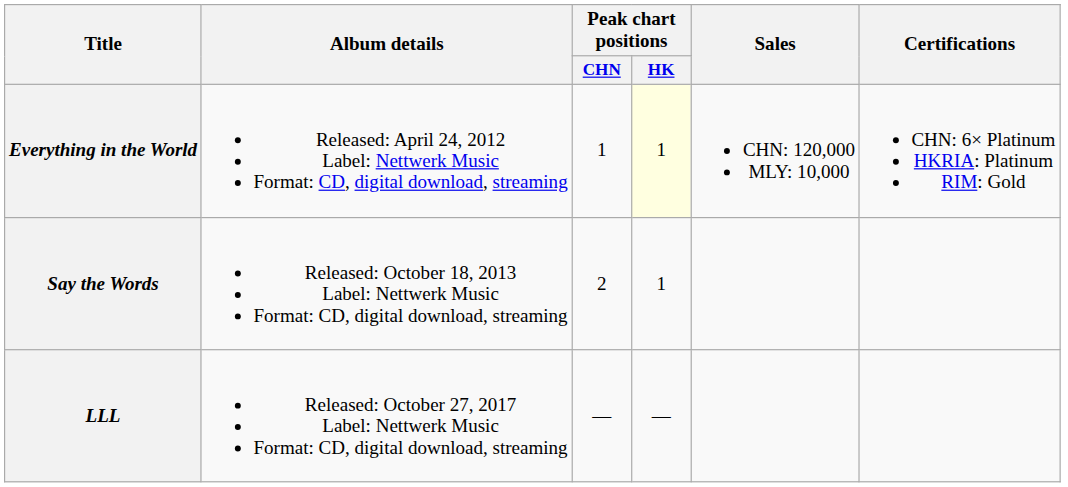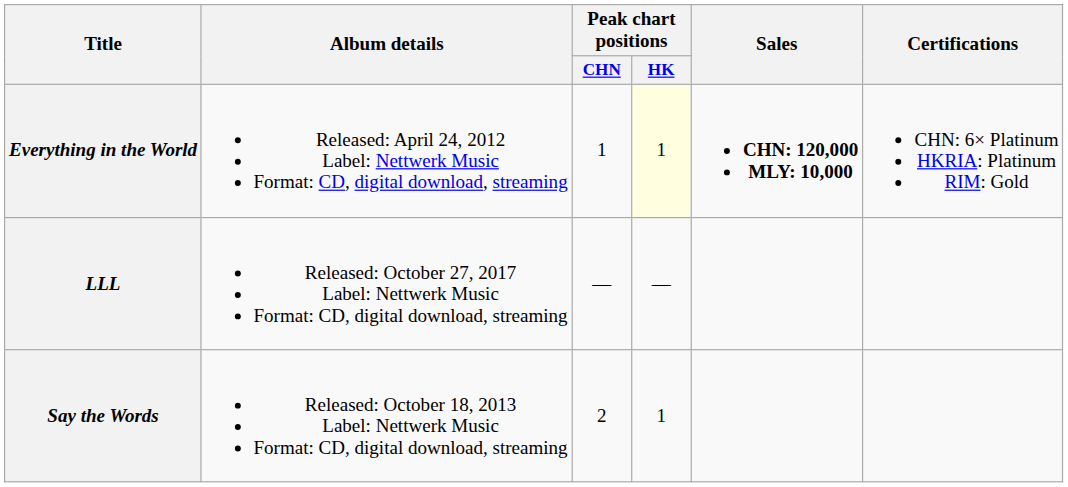(775, 161) normal -> (777, 161) bold
rows swapped: (103, 283) <-> (103, 415)
